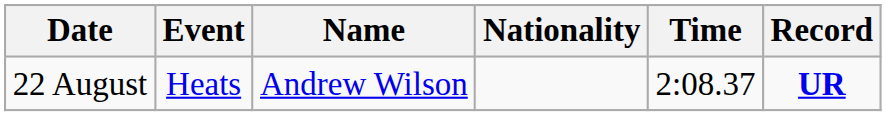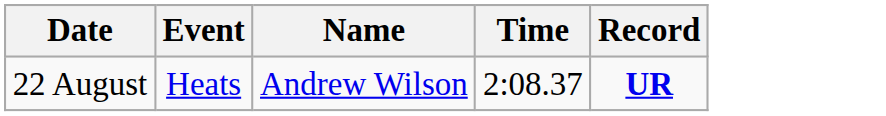- column: (562, 30)
